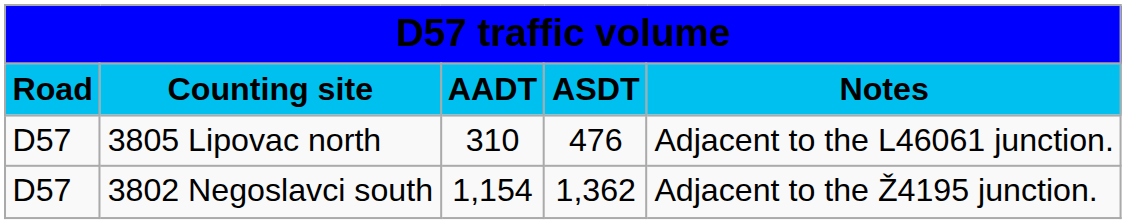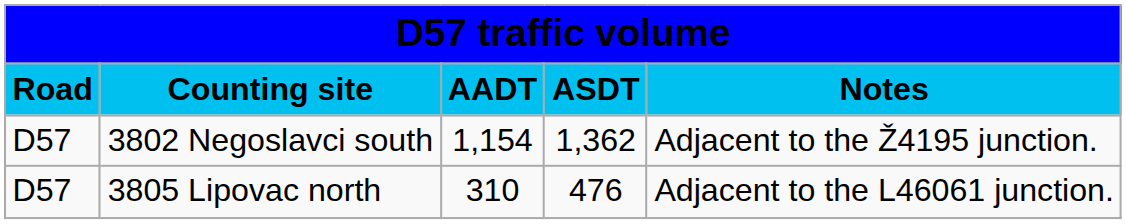rows swapped: (270, 191) <-> (244, 140)
